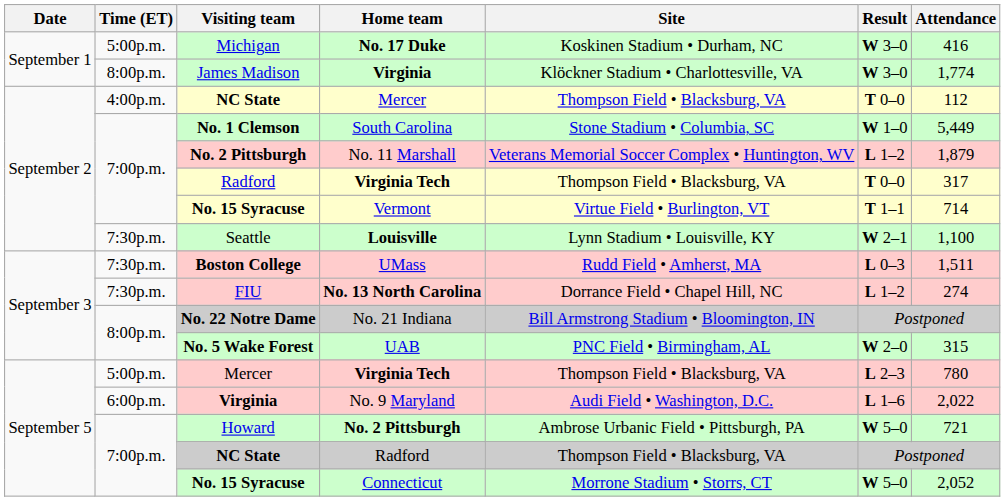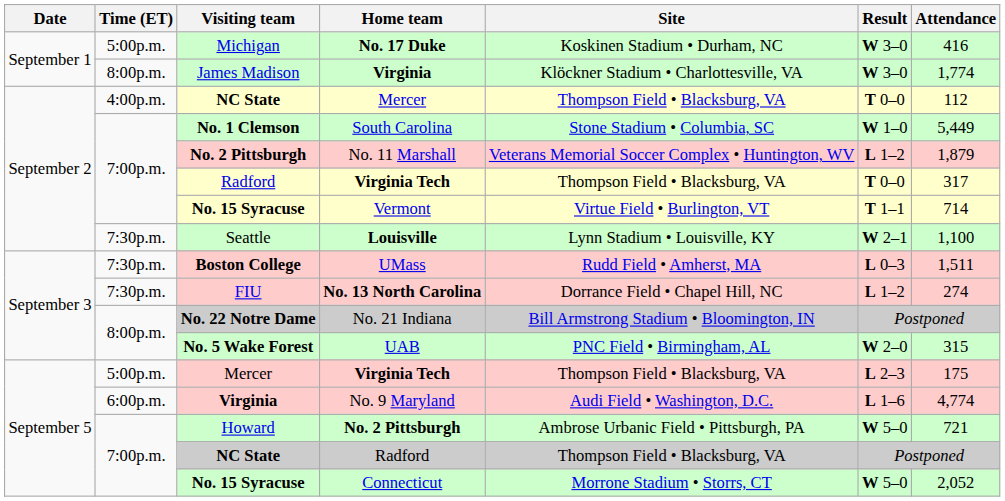(956, 373) 780 -> (956, 373) 175
(956, 400) 2,022 -> (956, 400) 4,774
